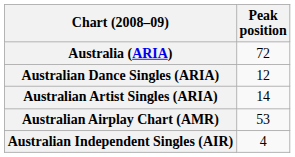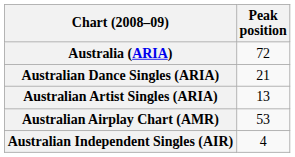(263, 75) 12 -> (263, 75) 21
(263, 97) 14 -> (263, 97) 13
